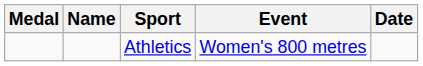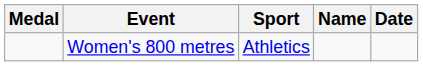columns swapped: (92, 19) <-> (283, 19)
